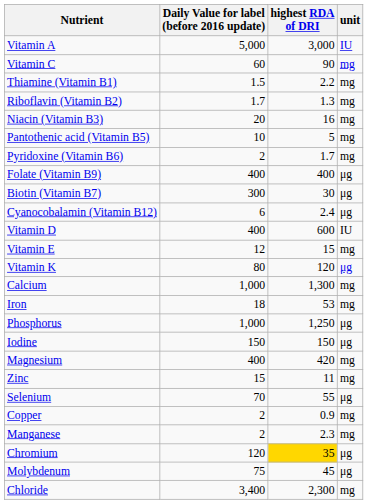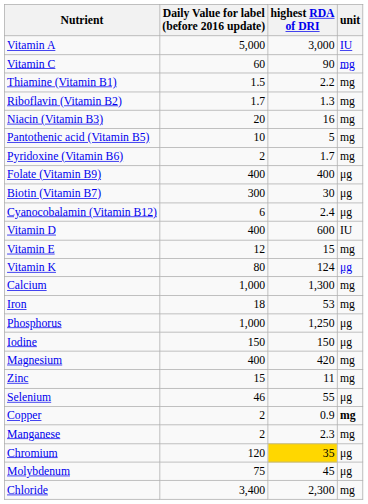(326, 267) 120 -> (326, 267) 124
(259, 397) 70 -> (259, 397) 46
(347, 415) normal -> (348, 415) bold
